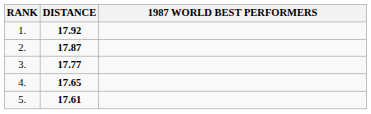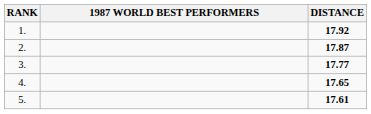columns swapped: (233, 13) <-> (69, 13)
